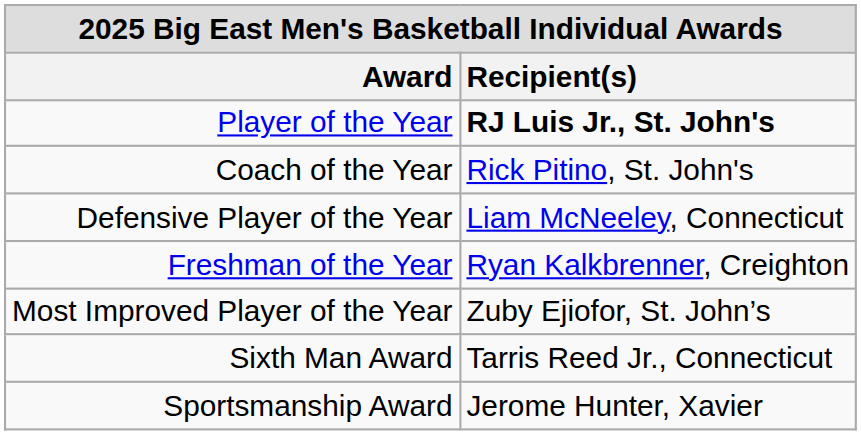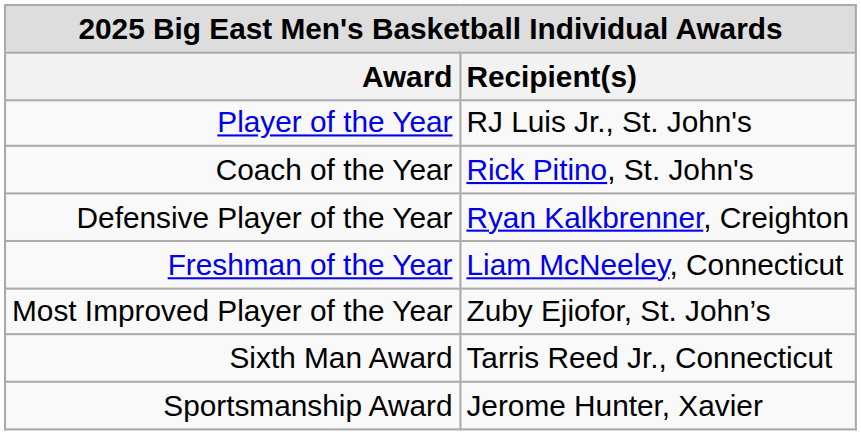(621, 123) bold -> (609, 123) normal
(655, 217) Liam McNeeley, Connecticut -> (658, 217) Ryan Kalkbrenner, Creighton
(658, 264) Ryan Kalkbrenner, Creighton -> (655, 264) Liam McNeeley, Connecticut
